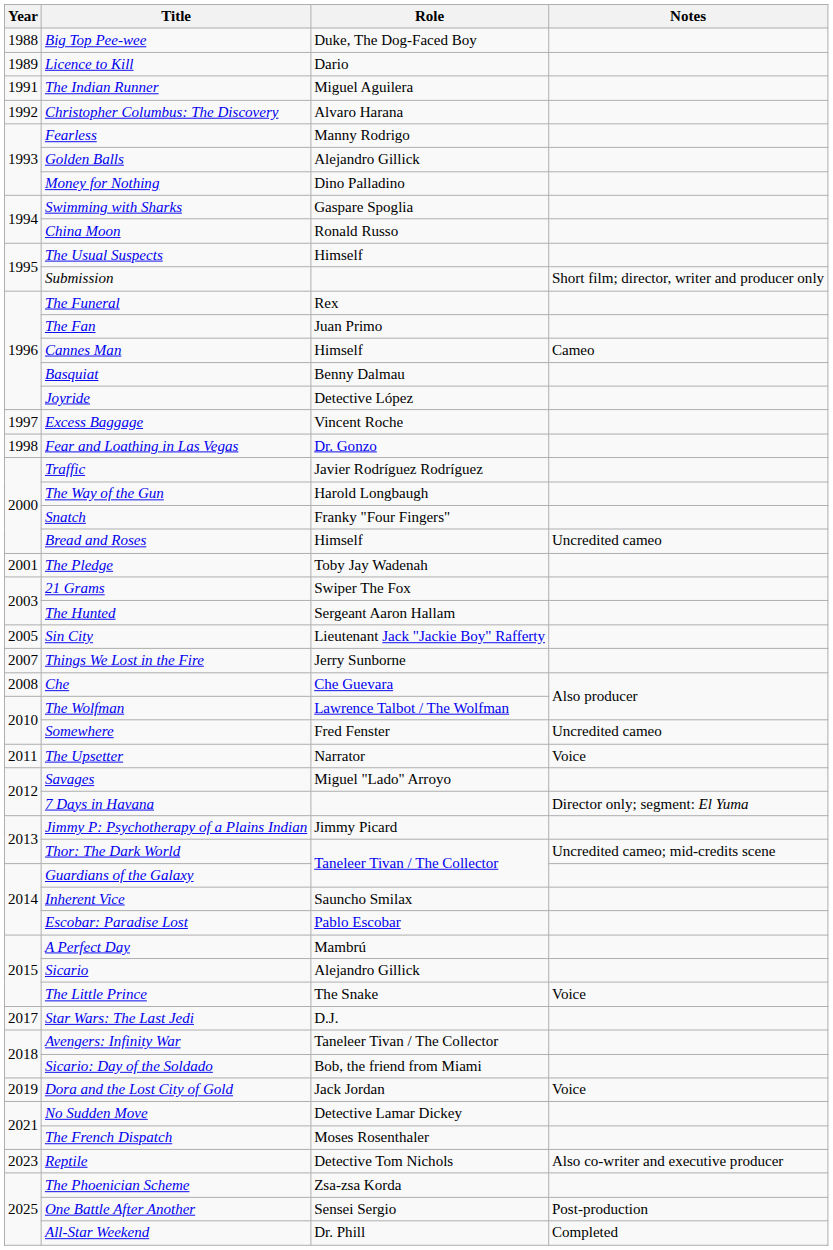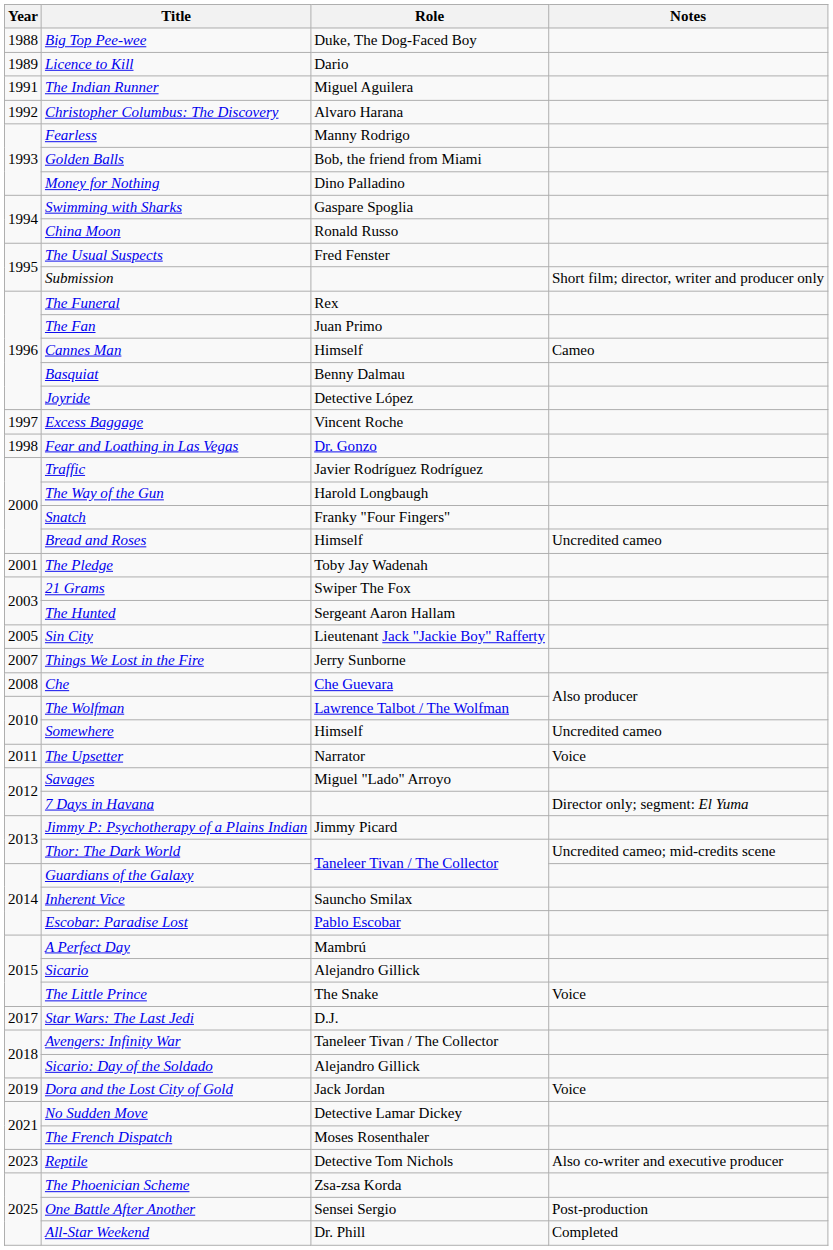(367, 159) Alejandro Gillick -> (398, 159) Bob, the friend from Miami
(338, 254) Himself -> (352, 254) Fred Fenster
(352, 732) Fred Fenster -> (338, 732) Himself
(398, 1065) Bob, the friend from Miami -> (367, 1065) Alejandro Gillick
